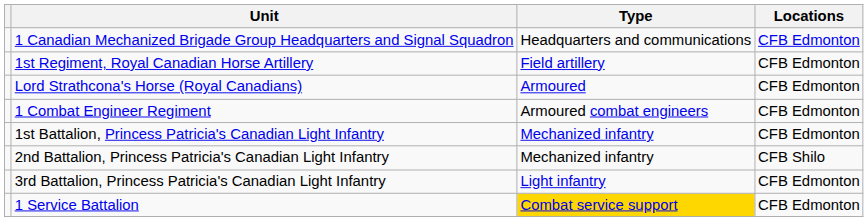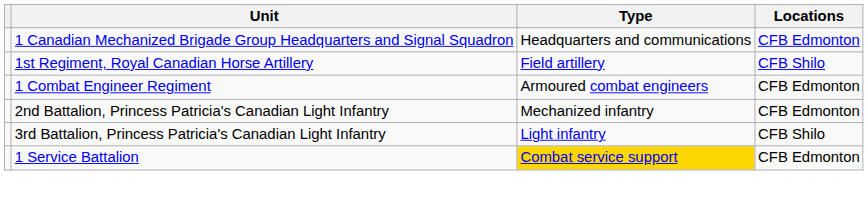(809, 63) CFB Edmonton -> (792, 63) CFB Shilo
- row: (158, 87)
- row: (199, 134)
(792, 157) CFB Shilo -> (809, 110) CFB Edmonton
(809, 181) CFB Edmonton -> (792, 134) CFB Shilo
